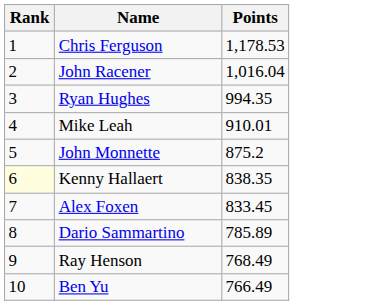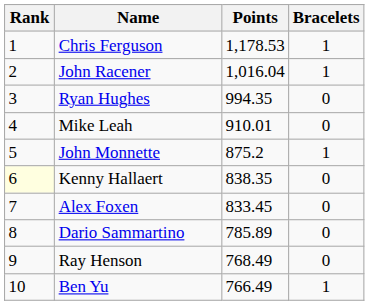+ column: (326, 17)
